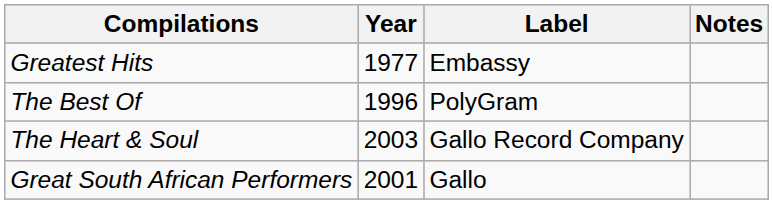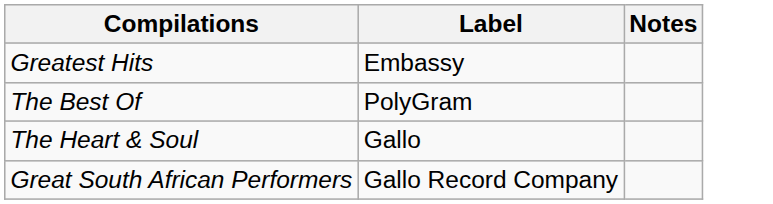- column: (391, 23)
(557, 140) Gallo Record Company -> (392, 140) Gallo
(458, 179) Gallo -> (491, 179) Gallo Record Company
